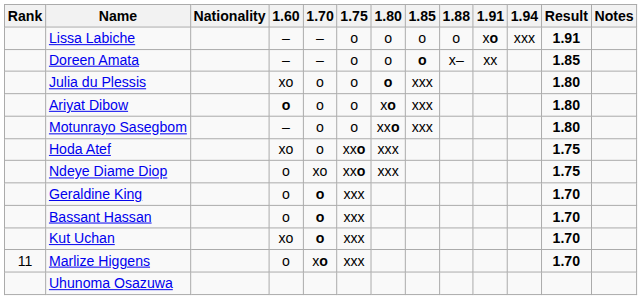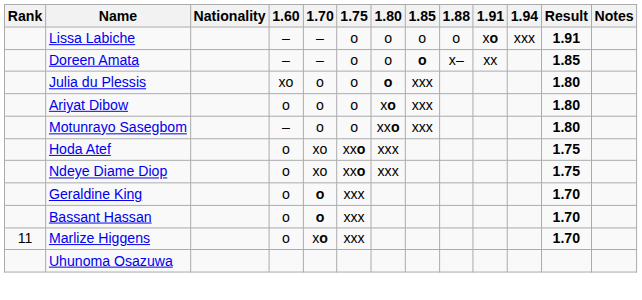(286, 105) bold -> (286, 105) normal
(286, 150) xo -> (286, 150) o
(320, 150) o -> (320, 150) xo
- row: (82, 239)
